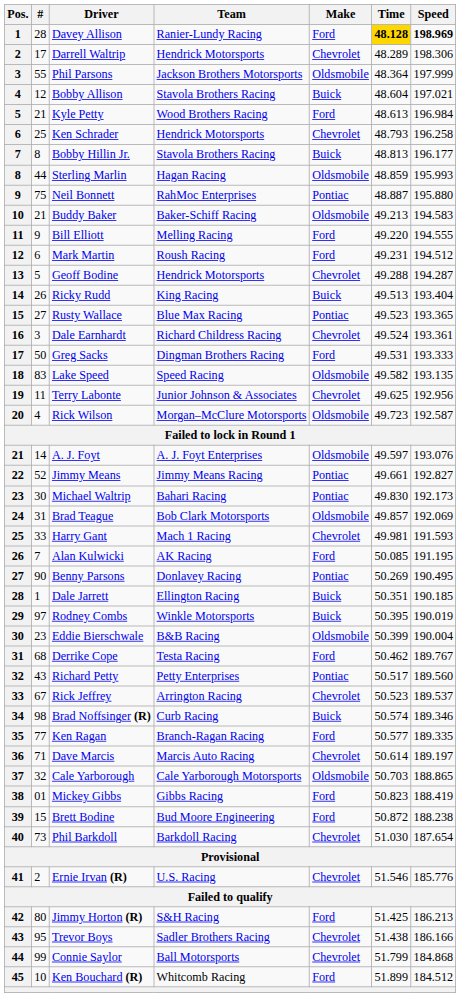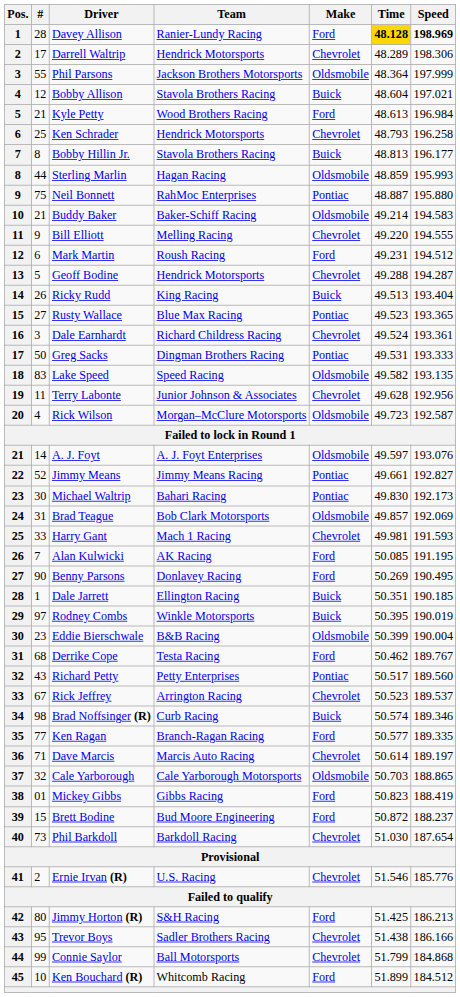(391, 215) 49.213 -> (391, 215) 49.214
(324, 235) Ford -> (336, 235) Chevrolet
(324, 355) Ford -> (330, 355) Pontiac
(391, 395) 49.625 -> (391, 395) 49.628
(330, 576) Pontiac -> (324, 576) Ford
(433, 816) 188.238 -> (433, 816) 188.237
